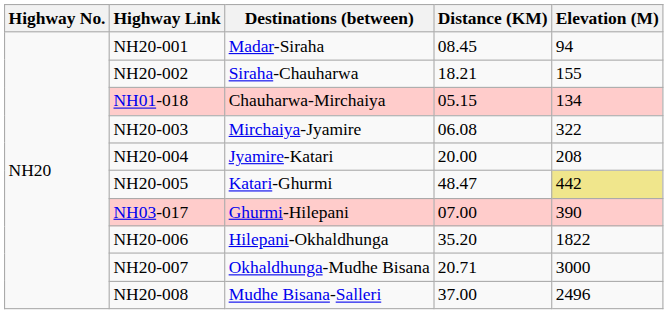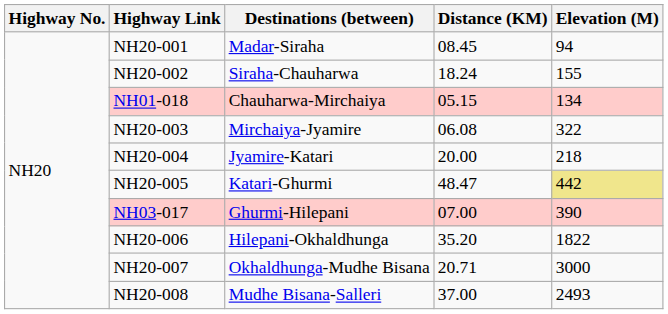(457, 73) 18.21 -> (457, 73) 18.24
(569, 156) 208 -> (569, 156) 218
(573, 294) 2496 -> (573, 294) 2493
